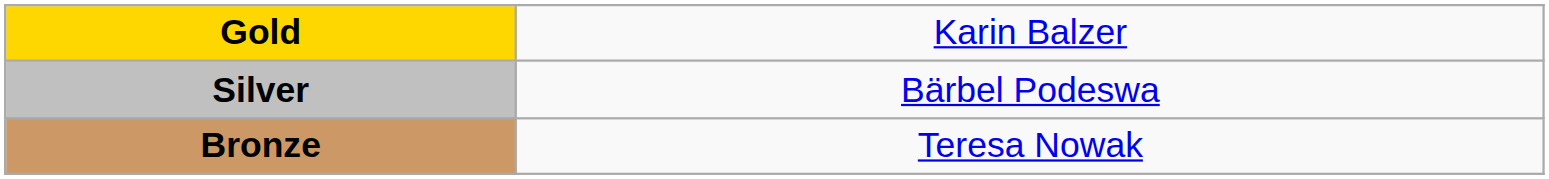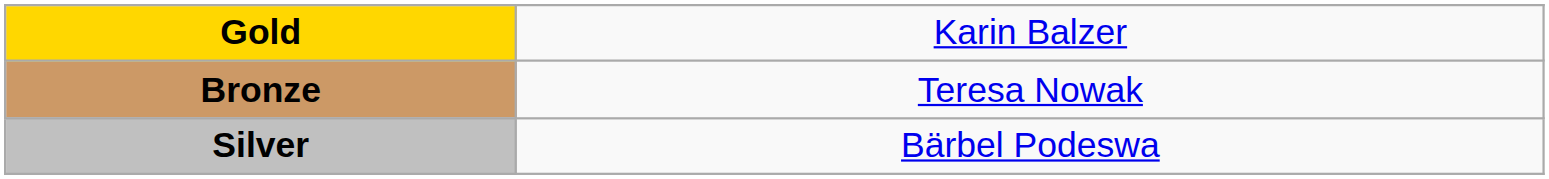rows swapped: (261, 88) <-> (261, 145)
